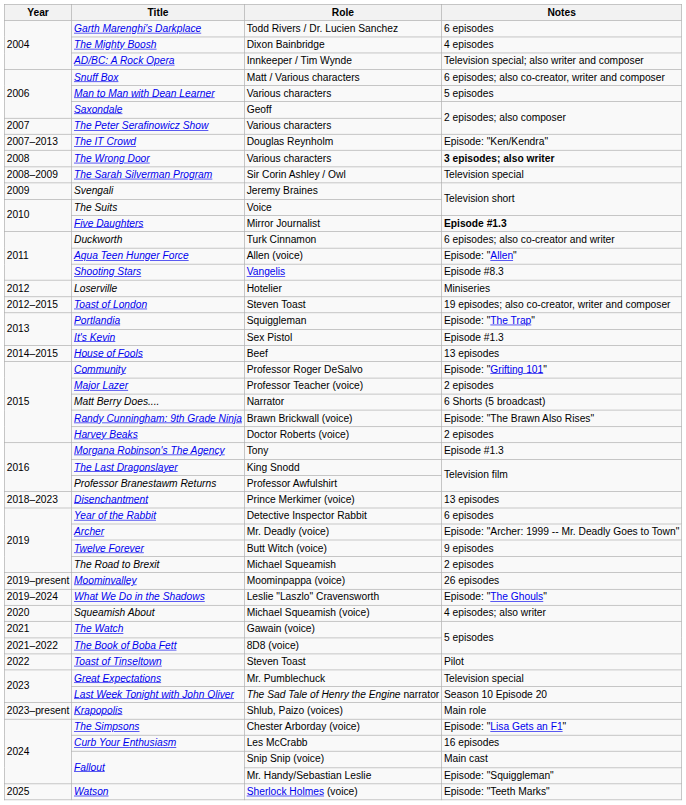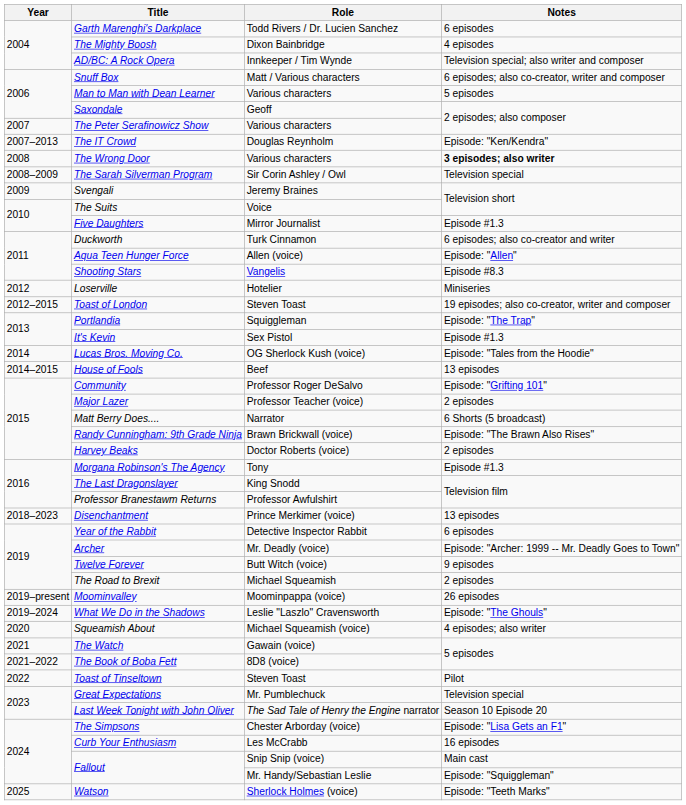(475, 223) bold -> (474, 223) normal
+ row: (128, 353)
- row: (98, 710)
